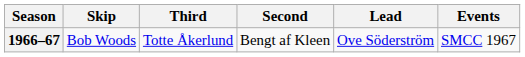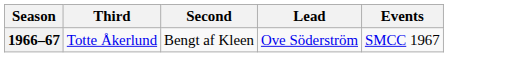- column: (101, 16)
